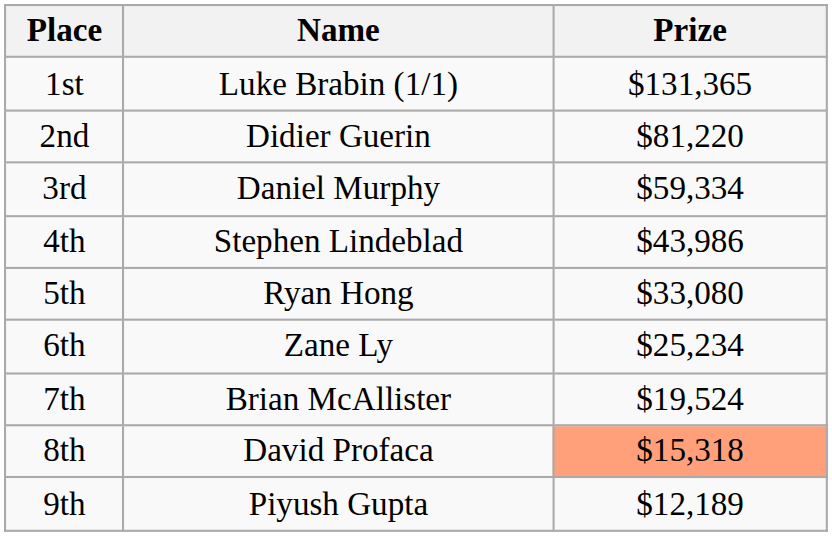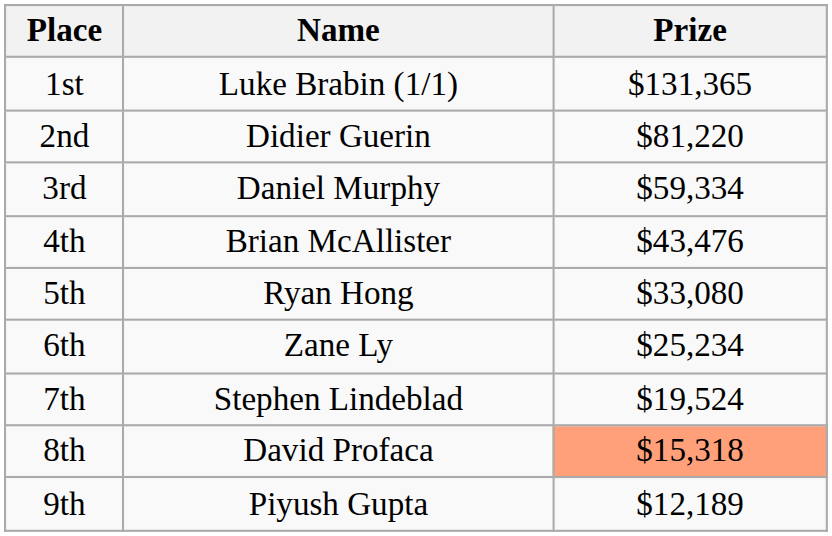(338, 240) Stephen Lindeblad -> (338, 240) Brian McAllister
(690, 240) $43,986 -> (690, 240) $43,476
(338, 398) Brian McAllister -> (338, 398) Stephen Lindeblad
